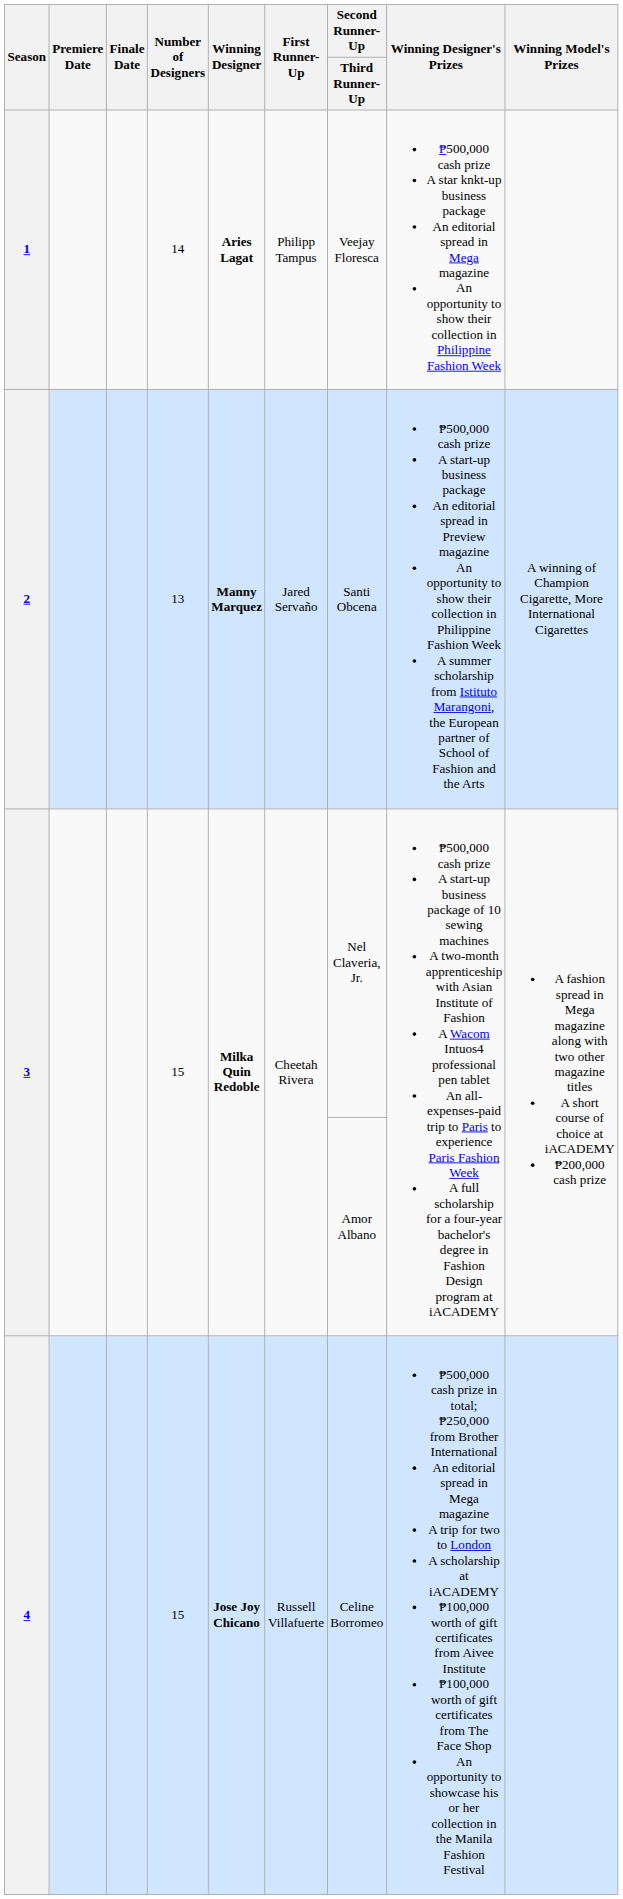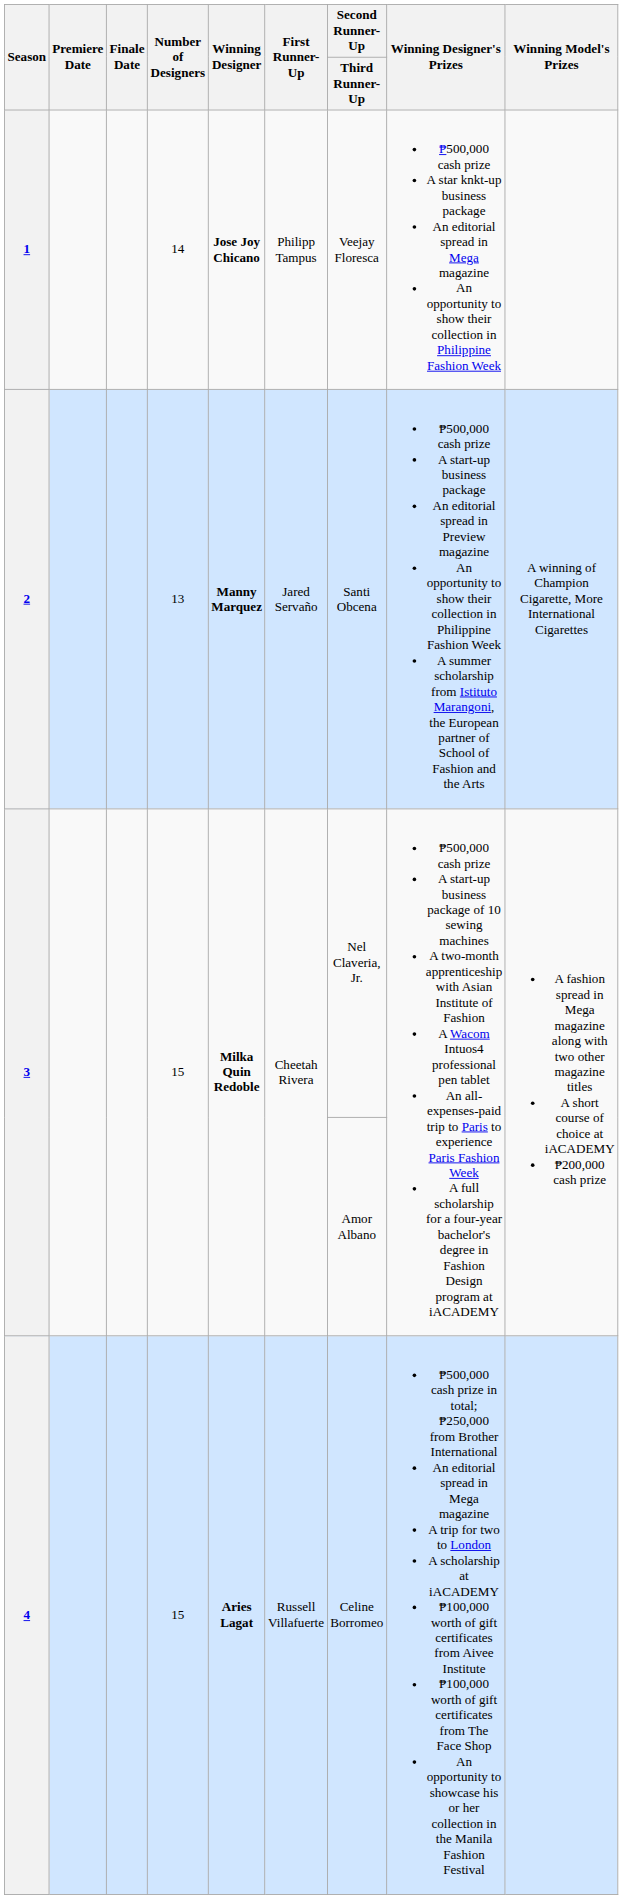(237, 249) Aries Lagat -> (237, 249) Jose Joy Chicano
(237, 1615) Jose Joy Chicano -> (237, 1615) Aries Lagat
